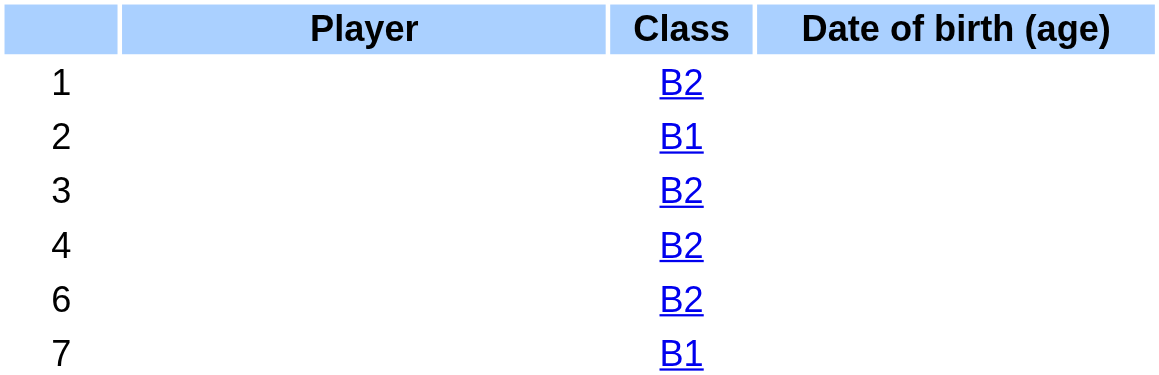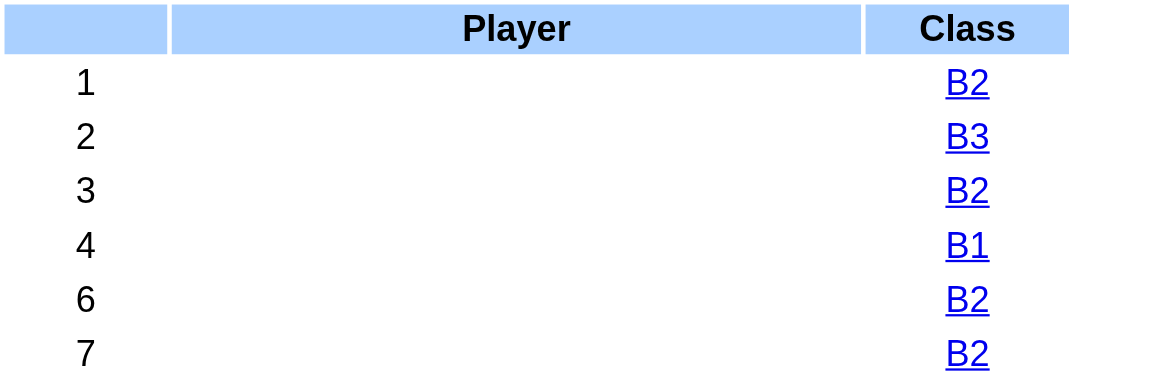- column: (956, 28)
(682, 137) B1 -> (968, 137) B3
(682, 245) B2 -> (968, 245) B1
(682, 354) B1 -> (968, 354) B2
